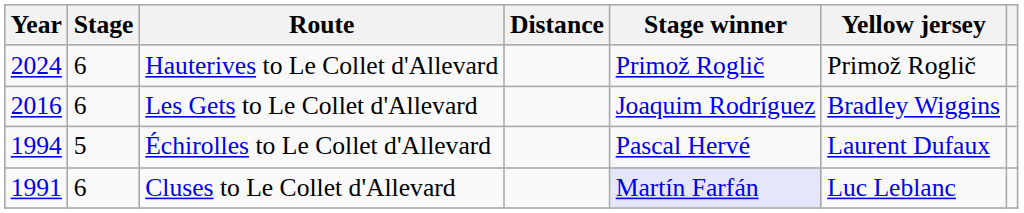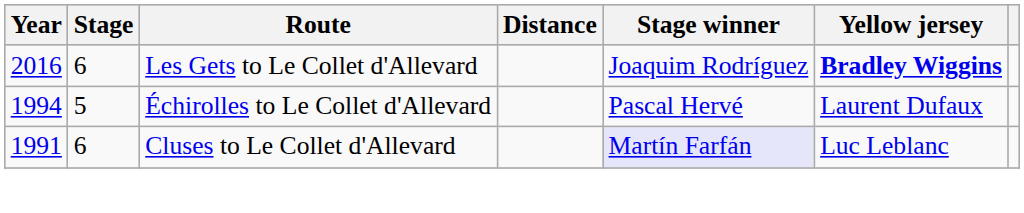- row: (322, 65)
(914, 106) normal -> (911, 65) bold
